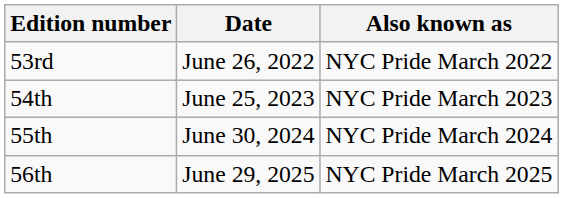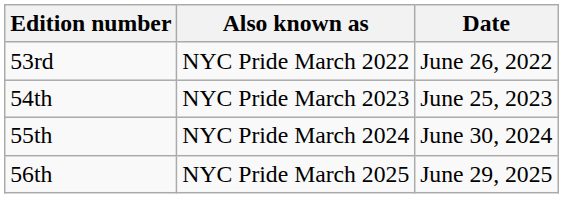columns swapped: (248, 23) <-> (439, 23)
